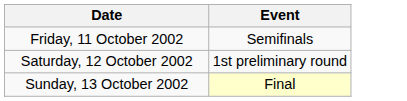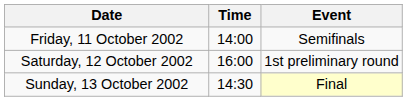+ column: (235, 15)
